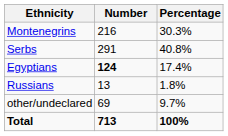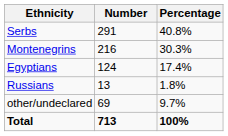rows swapped: (22, 49) <-> (41, 31)
(107, 67) bold -> (107, 67) normal
